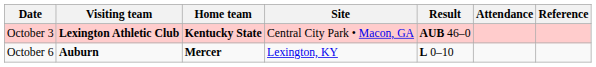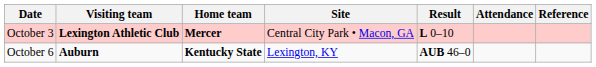(223, 33) Kentucky State -> (203, 33) Mercer
(445, 33) AUB 46–0 -> (437, 33) L 0–10
(203, 52) Mercer -> (223, 52) Kentucky State
(437, 52) L 0–10 -> (445, 52) AUB 46–0
